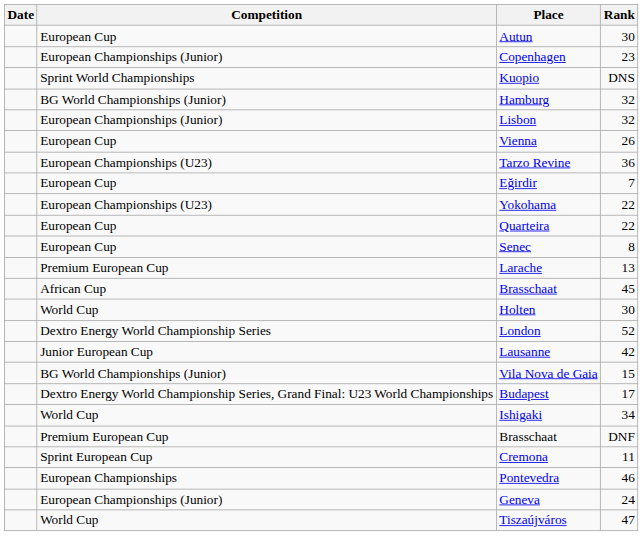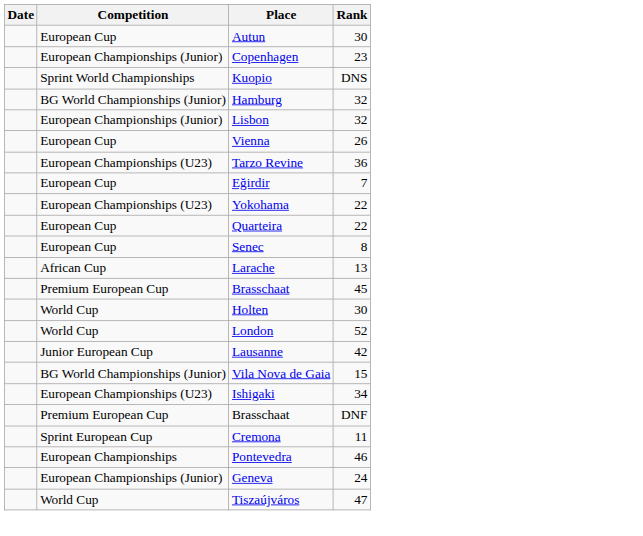(104, 267) Premium European Cup -> (73, 267) African Cup
(73, 288) African Cup -> (104, 288) Premium European Cup
(156, 330) Dextro Energy World Championship Series -> (69, 330) World Cup
- row: (524, 394)
(69, 415) World Cup -> (126, 394) European Championships (U23)
